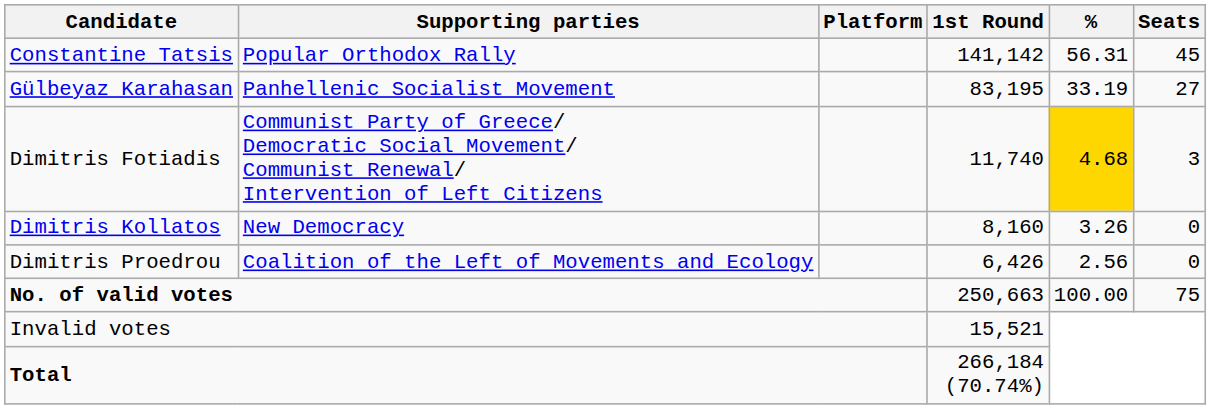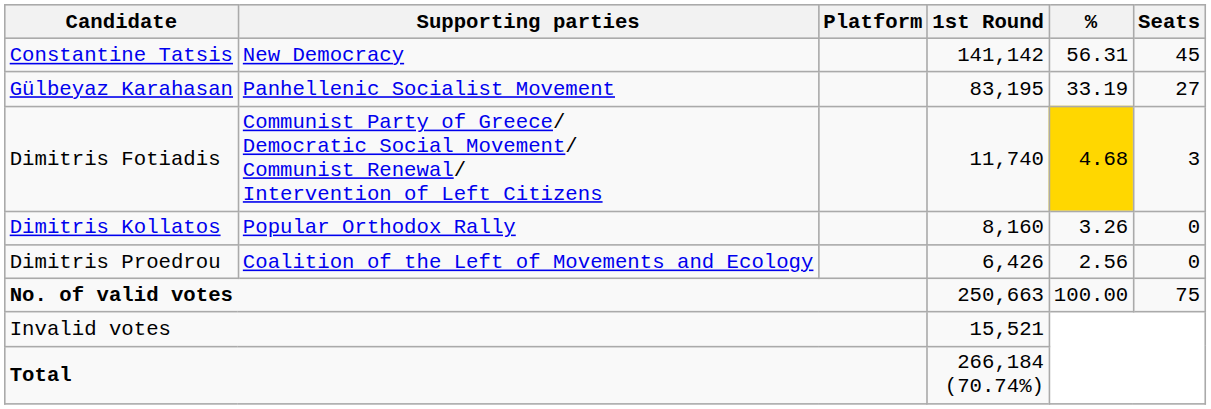(379, 55) Popular Orthodox Rally -> (323, 55) New Democracy
(323, 228) New Democracy -> (379, 228) Popular Orthodox Rally
